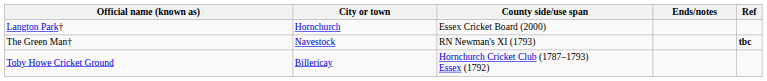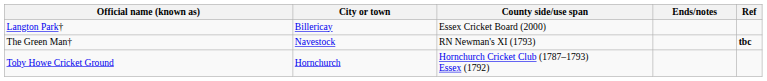(318, 27) Hornchurch -> (314, 27) Billericay
(314, 63) Billericay -> (318, 63) Hornchurch
